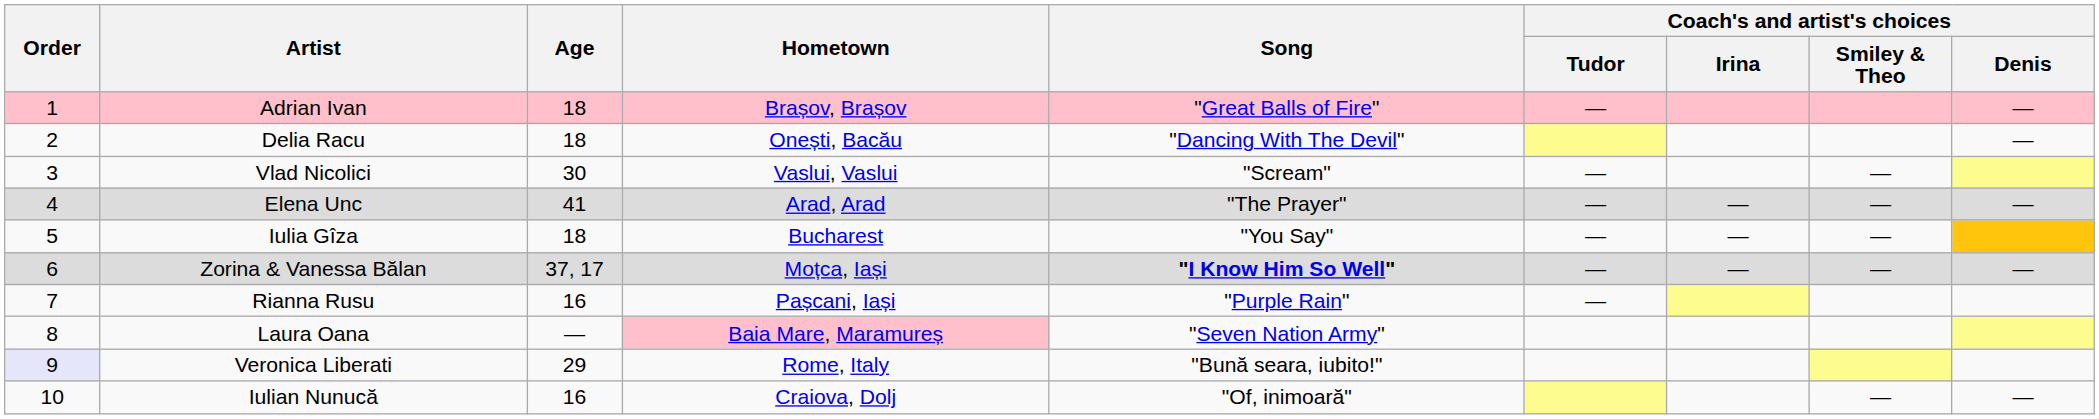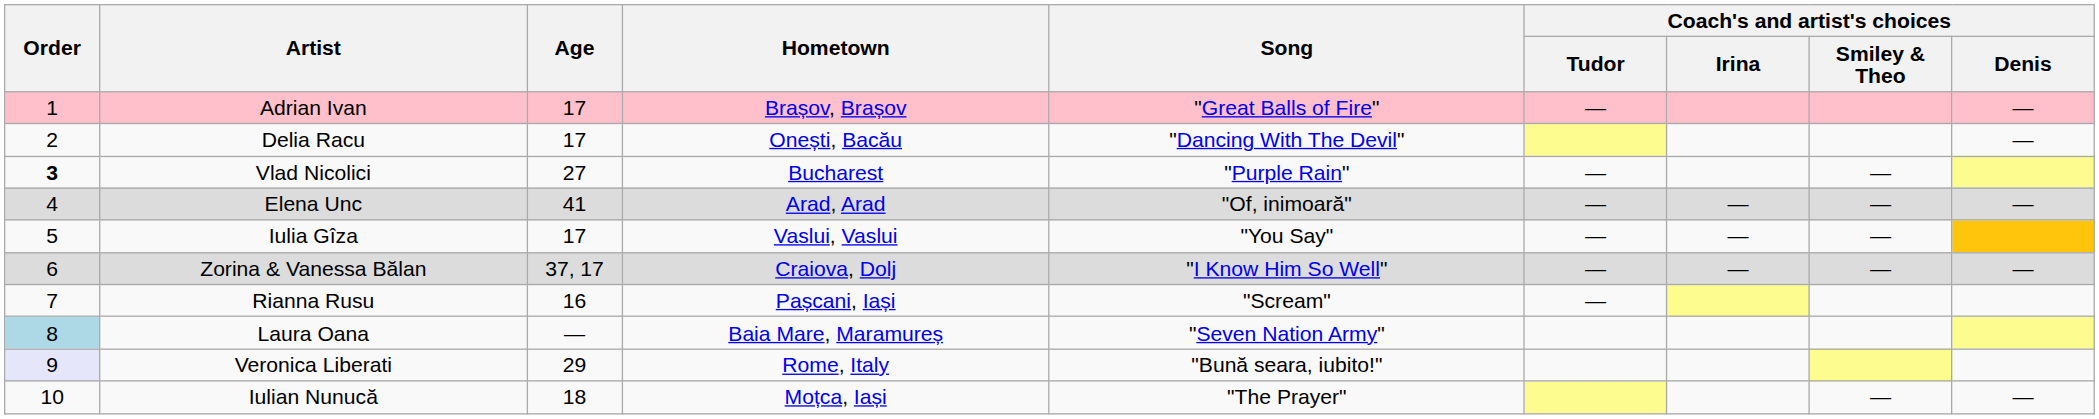(574, 108) 18 -> (574, 108) 17
(574, 140) 18 -> (574, 140) 17
(52, 172) normal -> (52, 172) bold
(574, 172) 30 -> (574, 172) 27
(836, 172) Vaslui, Vaslui -> (836, 172) Bucharest
(1287, 172) "Scream" -> (1287, 172) "Purple Rain"
(1287, 204) "The Prayer" -> (1287, 204) "Of, inimoară"
(574, 236) 18 -> (574, 236) 17
(836, 236) Bucharest -> (836, 236) Vaslui, Vaslui
(836, 268) Moțca, Iași -> (836, 268) Craiova, Dolj
(1287, 268) bold -> (1287, 268) normal
(1287, 301) "Purple Rain" -> (1287, 301) "Scream"
(52, 333) no background -> (52, 333) lightblue background
(836, 333) pink background -> (836, 333) no background
(574, 397) 16 -> (574, 397) 18
(836, 397) Craiova, Dolj -> (836, 397) Moțca, Iași
(1287, 397) "Of, inimoară" -> (1287, 397) "The Prayer"
